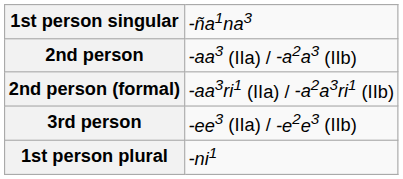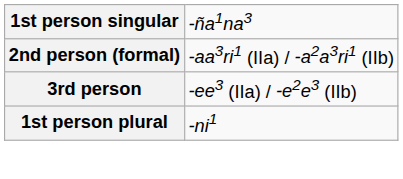- row: (94, 55)
